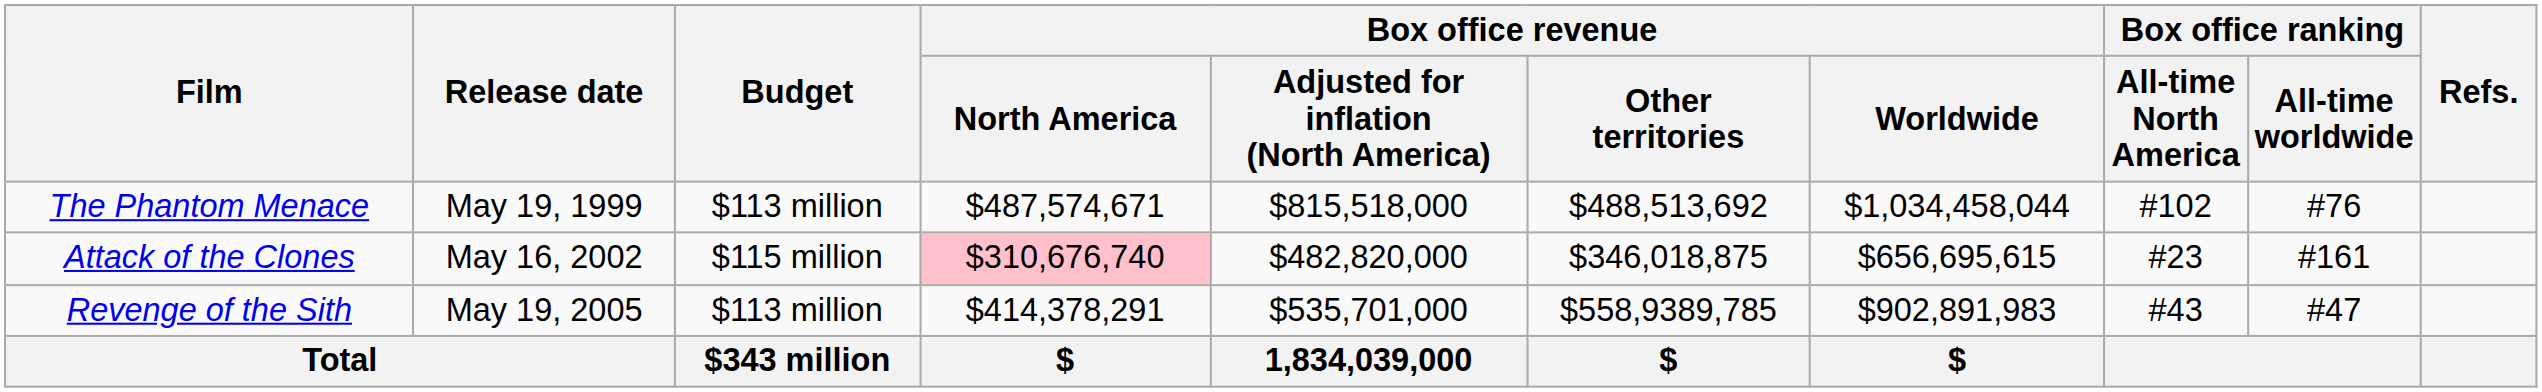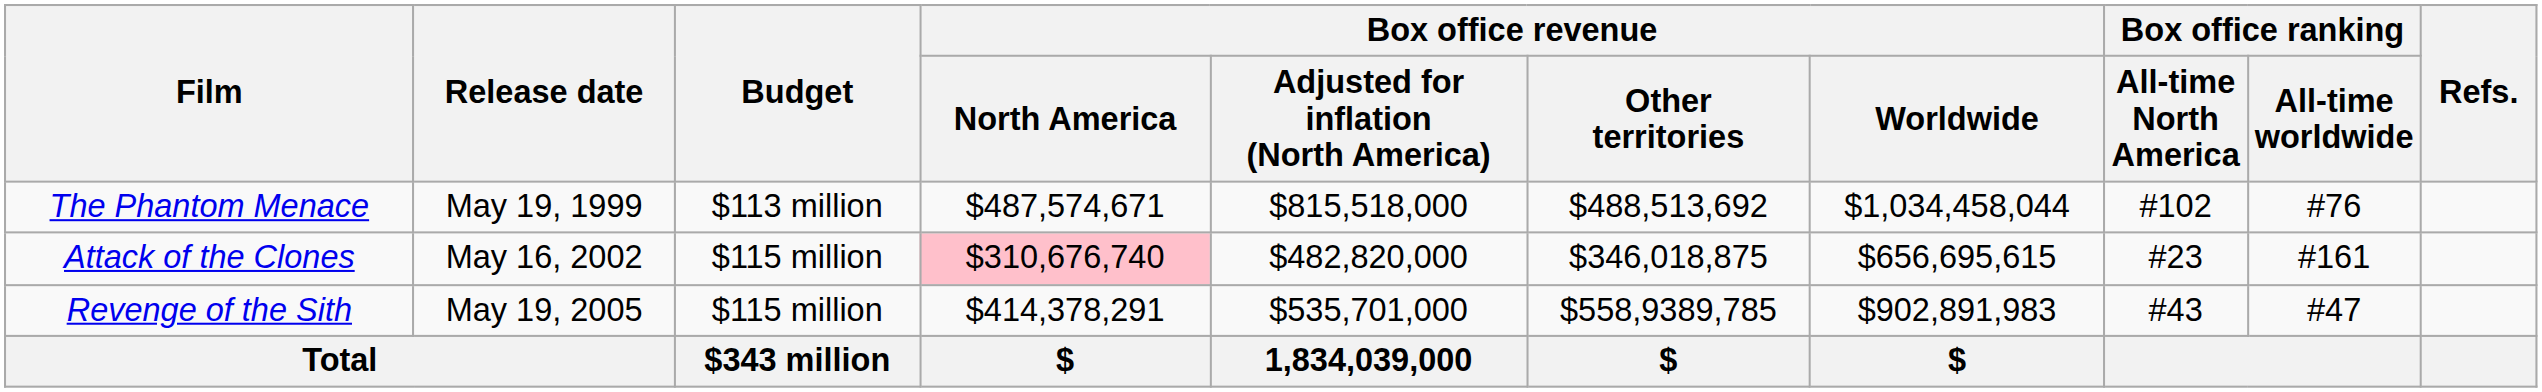(797, 309) $113 million -> (797, 309) $115 million
